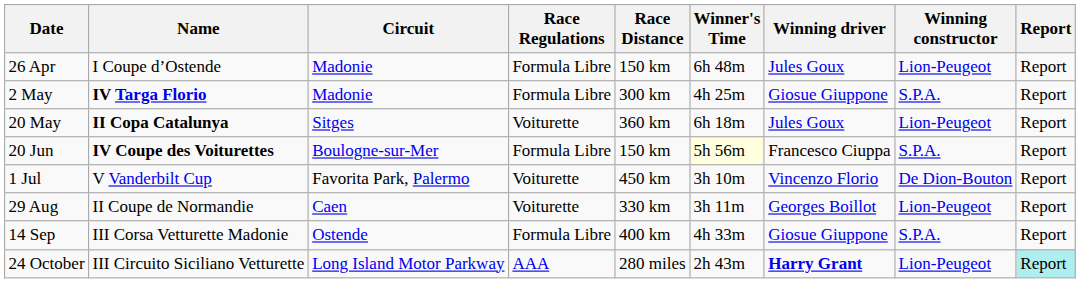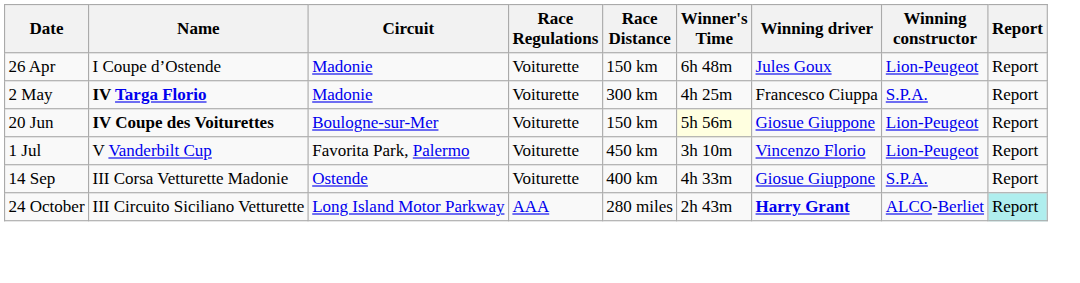(562, 66) Formula Libre -> (546, 66) Voiturette
(562, 95) Formula Libre -> (546, 95) Voiturette
(828, 95) Giosue Giuppone -> (817, 95) Francesco Ciuppa
- row: (35, 123)
(562, 151) Formula Libre -> (546, 123) Voiturette
(829, 151) Francesco Ciuppa -> (815, 123) Giosue Giuppone
(920, 151) S.P.A. -> (932, 123) Lion-Peugeot
(955, 179) De Dion-Bouton -> (932, 151) Lion-Peugeot
- row: (33, 207)
(562, 235) Formula Libre -> (546, 179) Voiturette
(945, 263) Lion-Peugeot -> (935, 207) ALCO-Berliet
